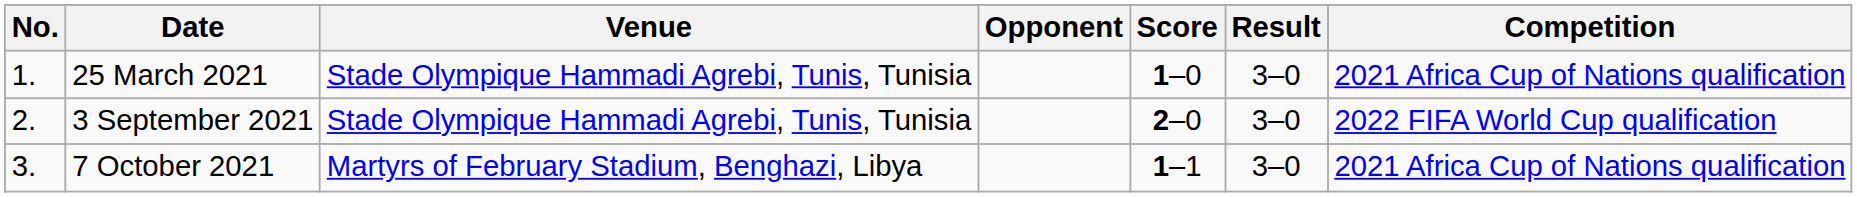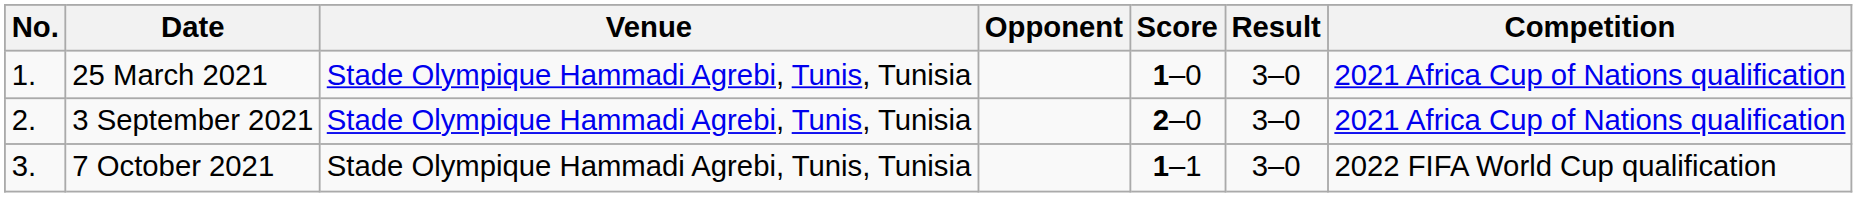(1555, 120) 2022 FIFA World Cup qualification -> (1590, 120) 2021 Africa Cup of Nations qualification
(625, 167) Martyrs of February Stadium, Benghazi, Libya -> (649, 167) Stade Olympique Hammadi Agrebi, Tunis, Tunisia
(1590, 167) 2021 Africa Cup of Nations qualification -> (1555, 167) 2022 FIFA World Cup qualification
